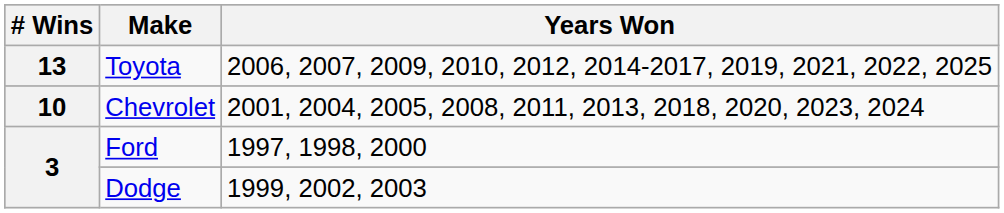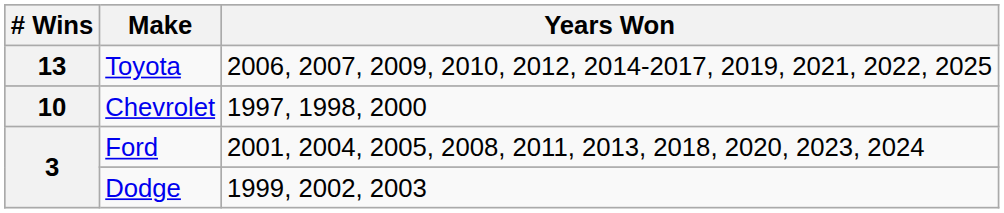(576, 107) 2001, 2004, 2005, 2008, 2011, 2013, 2018, 2020, 2023, 2024 -> (327, 107) 1997, 1998, 2000
(327, 147) 1997, 1998, 2000 -> (576, 147) 2001, 2004, 2005, 2008, 2011, 2013, 2018, 2020, 2023, 2024
